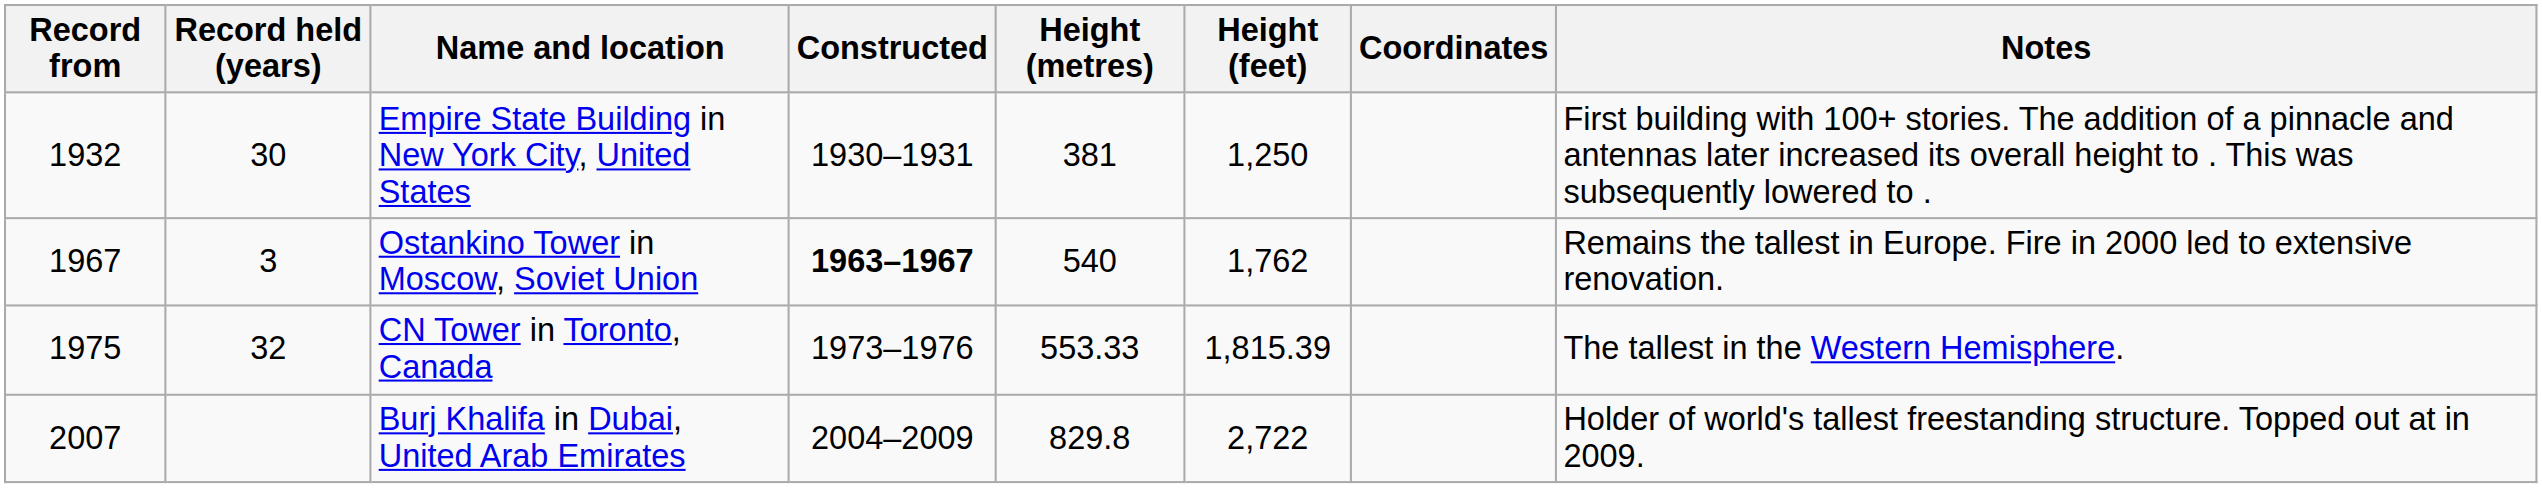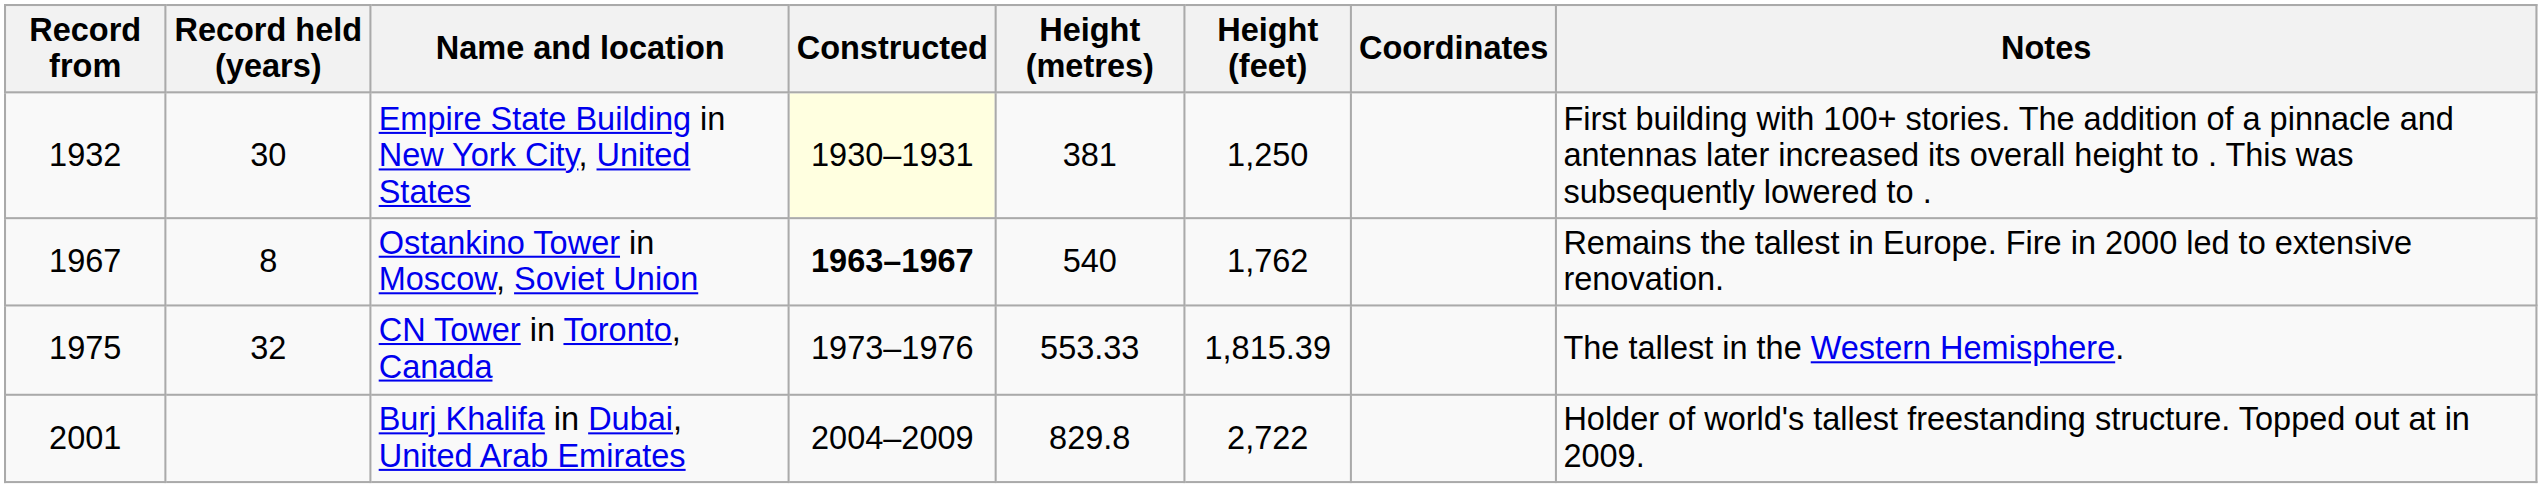(892, 154) no background -> (892, 154) lightyellow background
(268, 261) 3 -> (268, 261) 8
(85, 437) 2007 -> (85, 437) 2001
